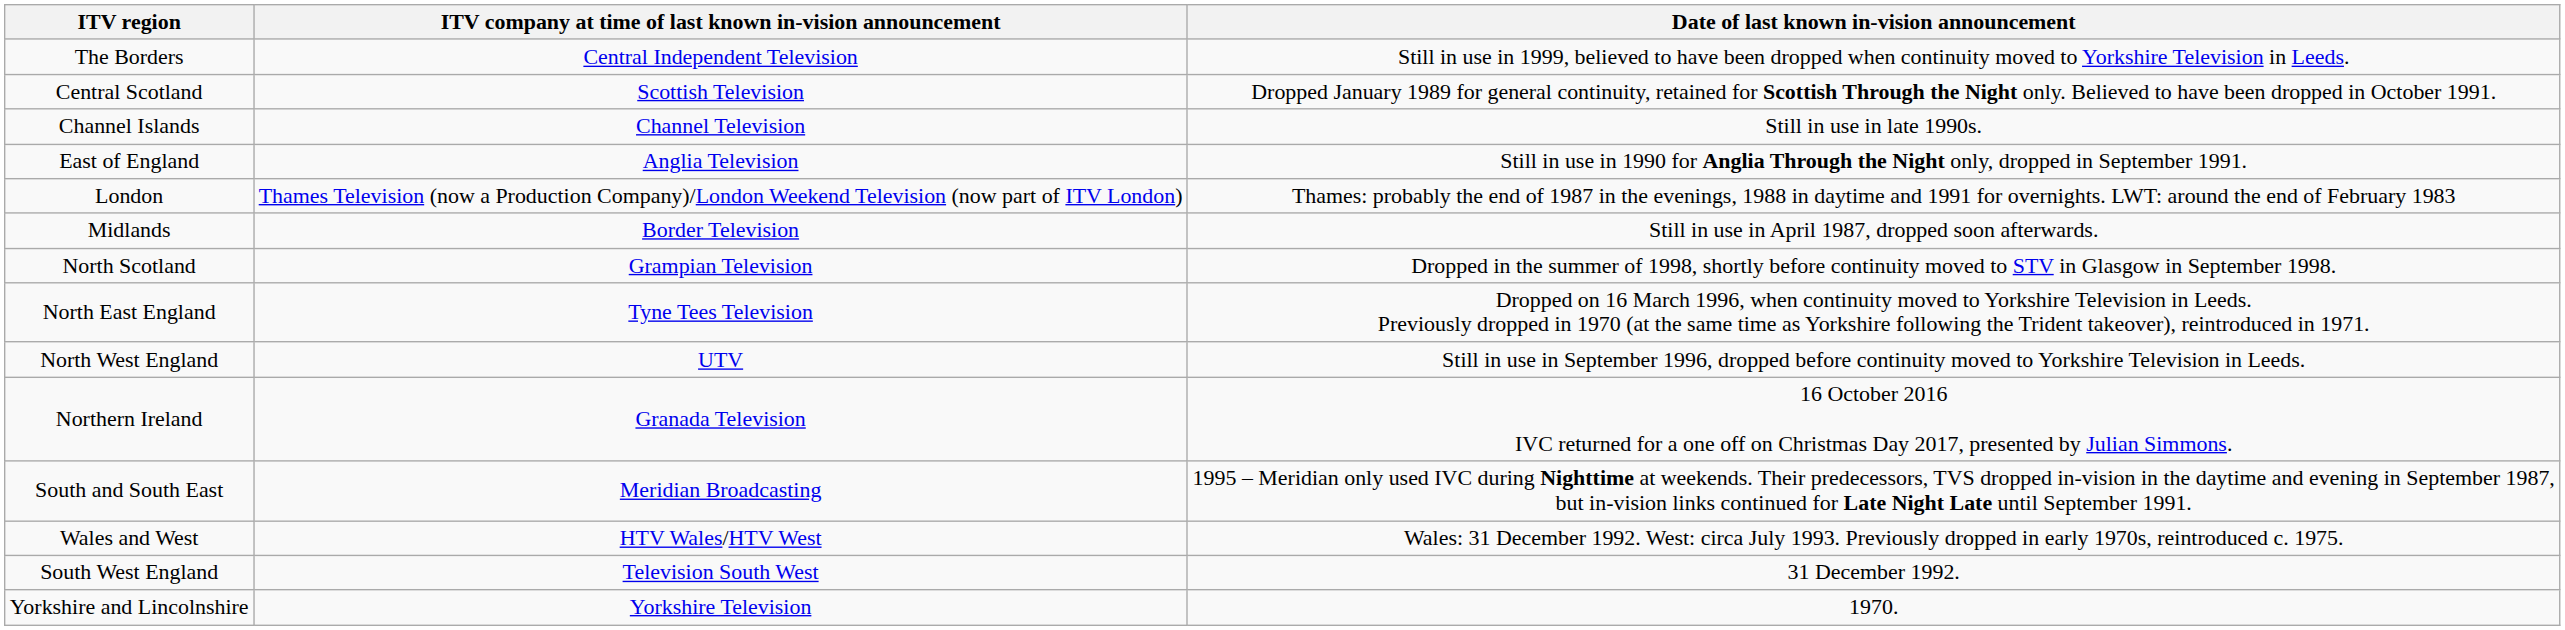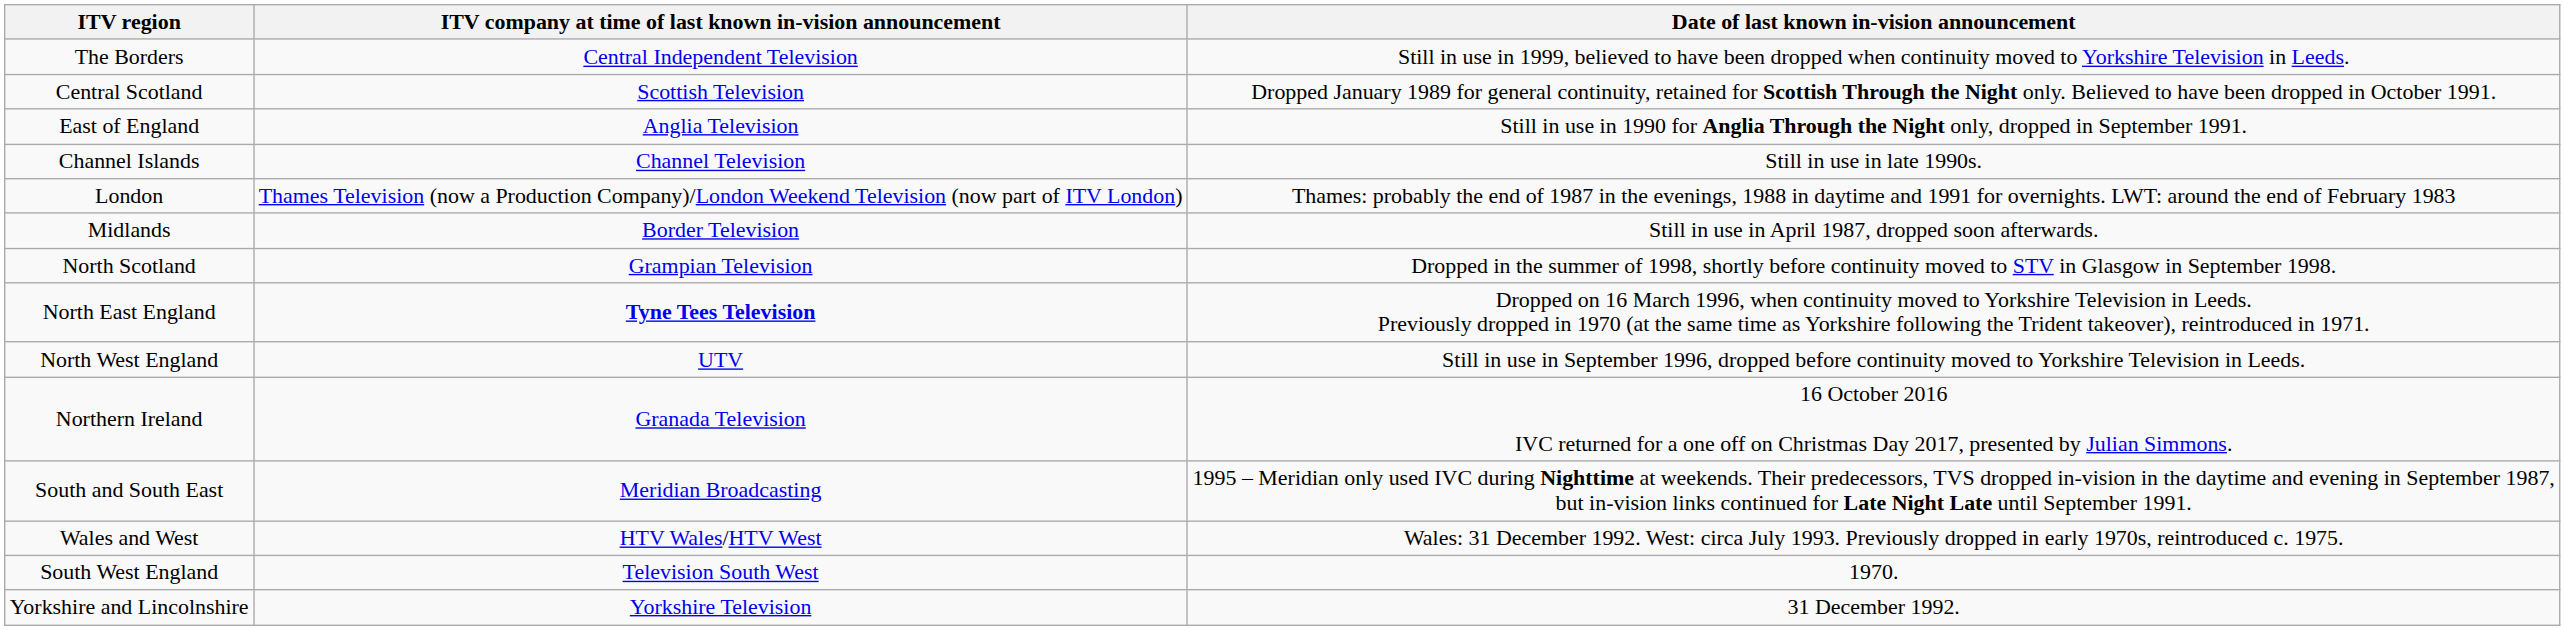rows swapped: (129, 126) <-> (129, 160)
(721, 312) normal -> (721, 312) bold
(1874, 572) 31 December 1992. -> (1874, 572) 1970.
(1874, 607) 1970. -> (1874, 607) 31 December 1992.
